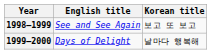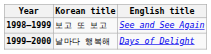columns swapped: (98, 11) <-> (175, 11)
